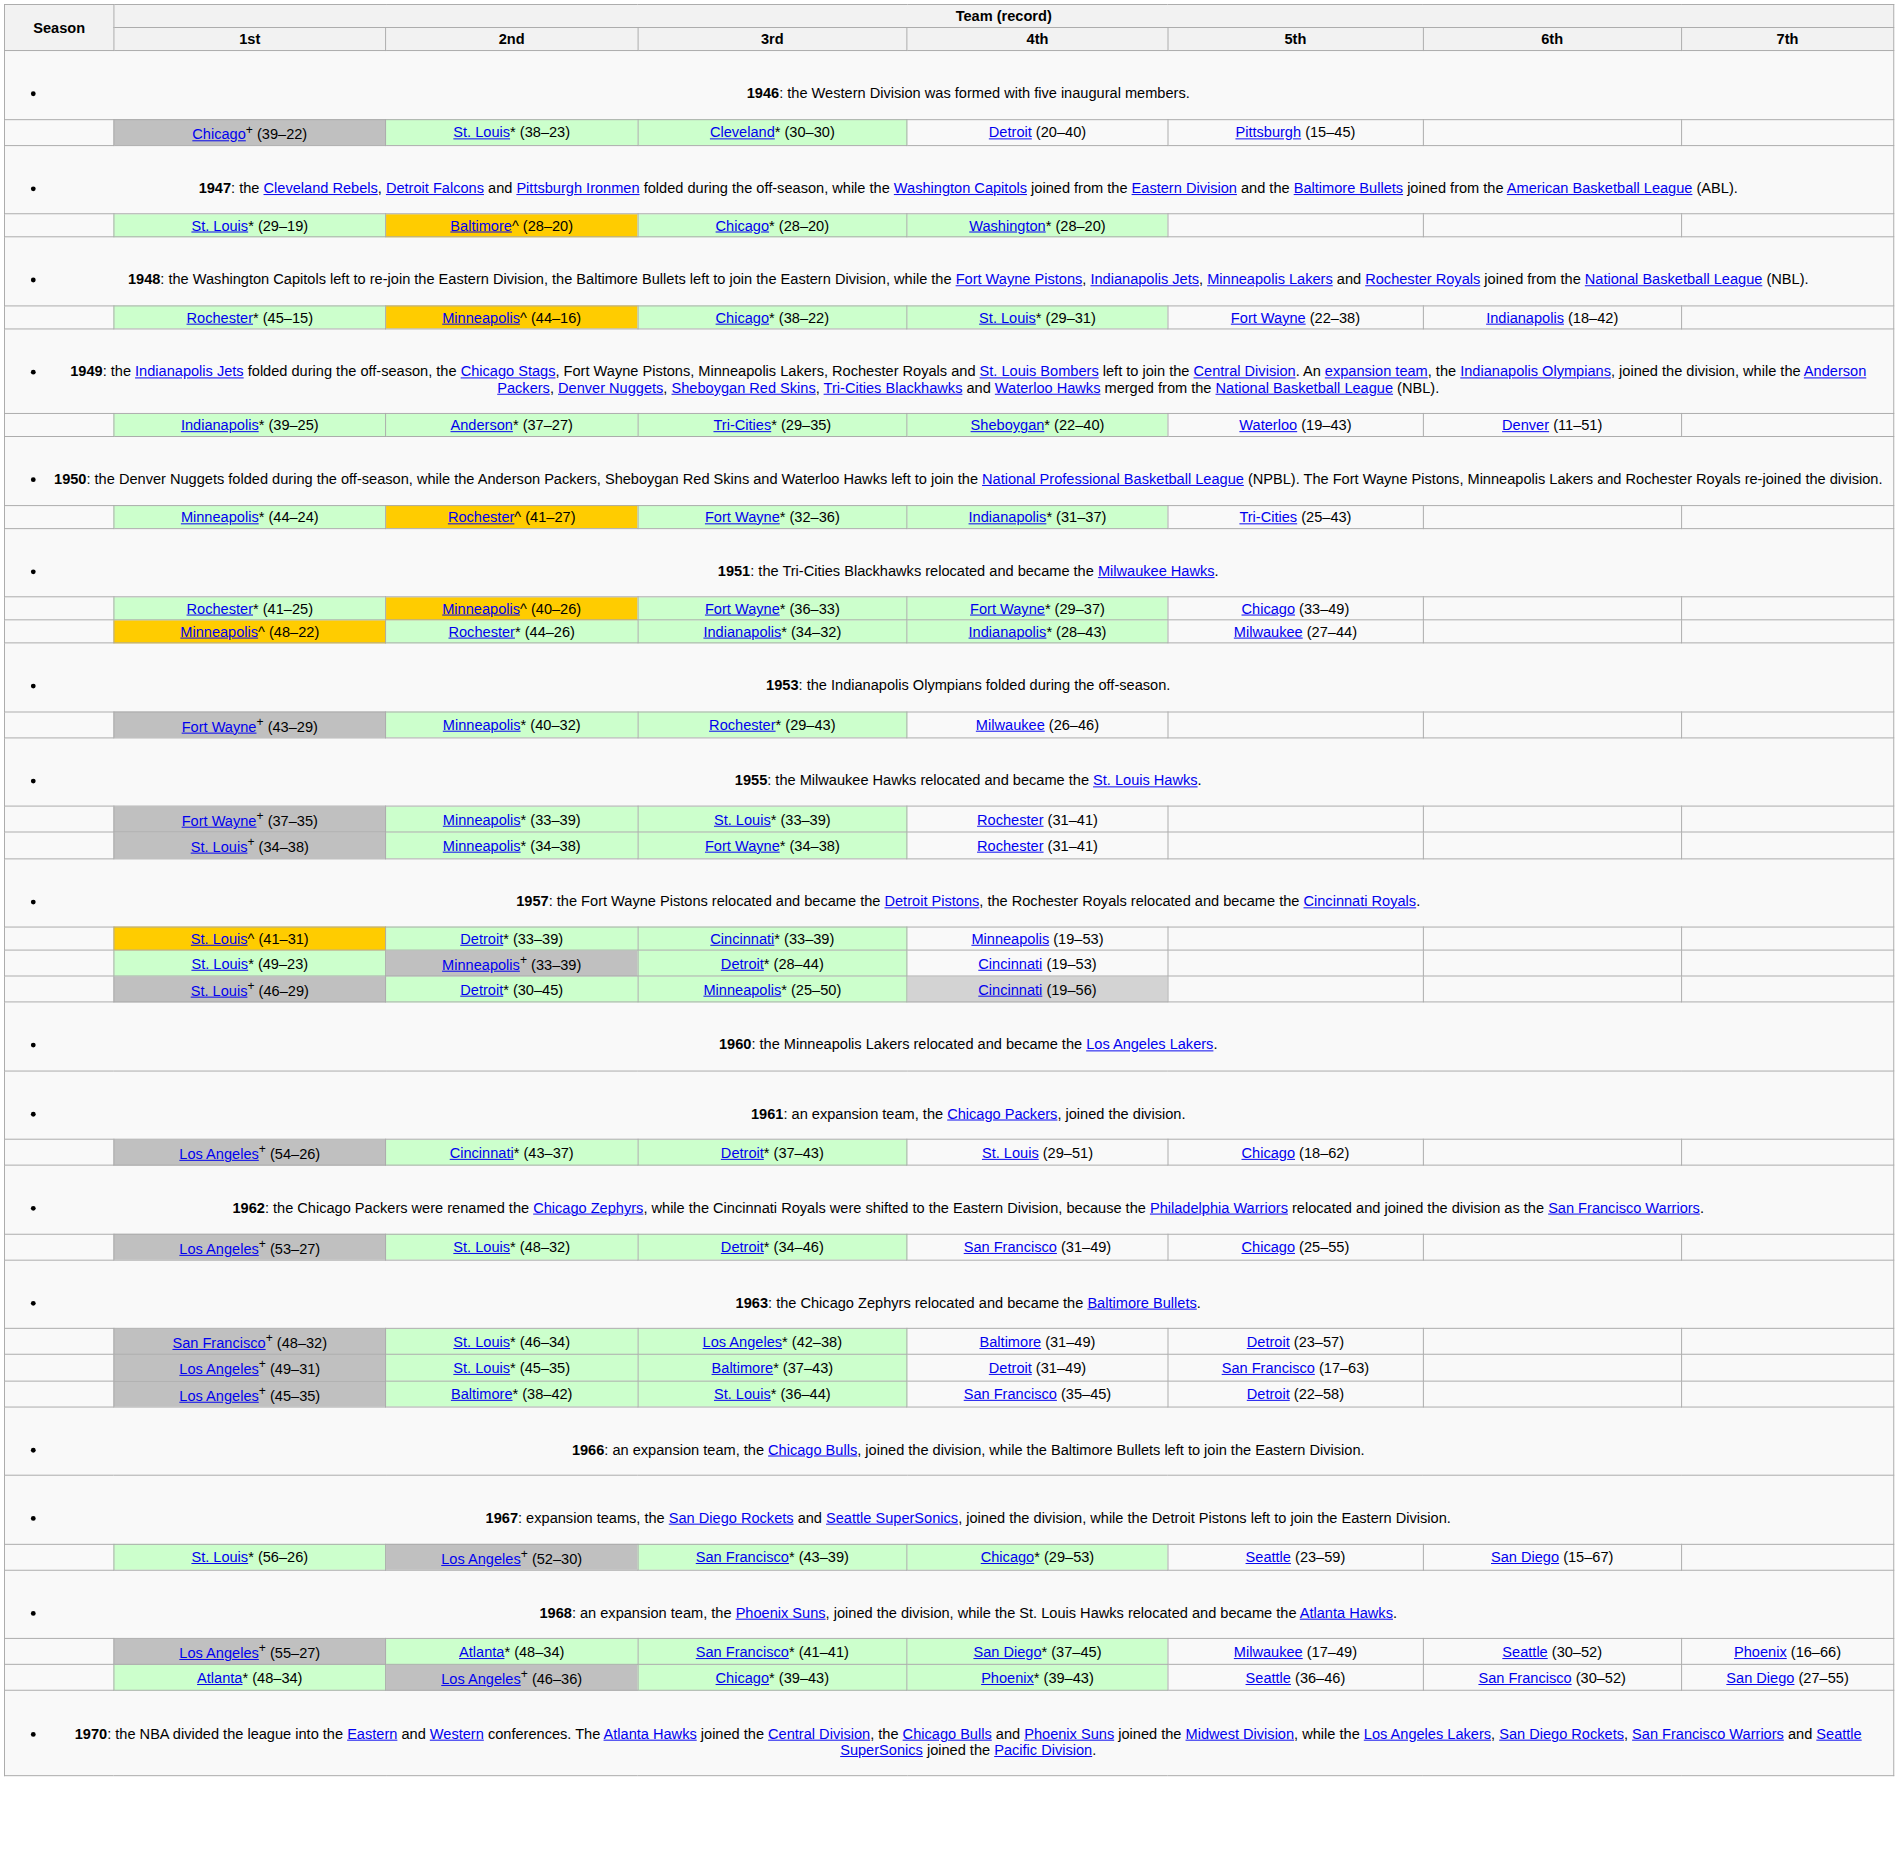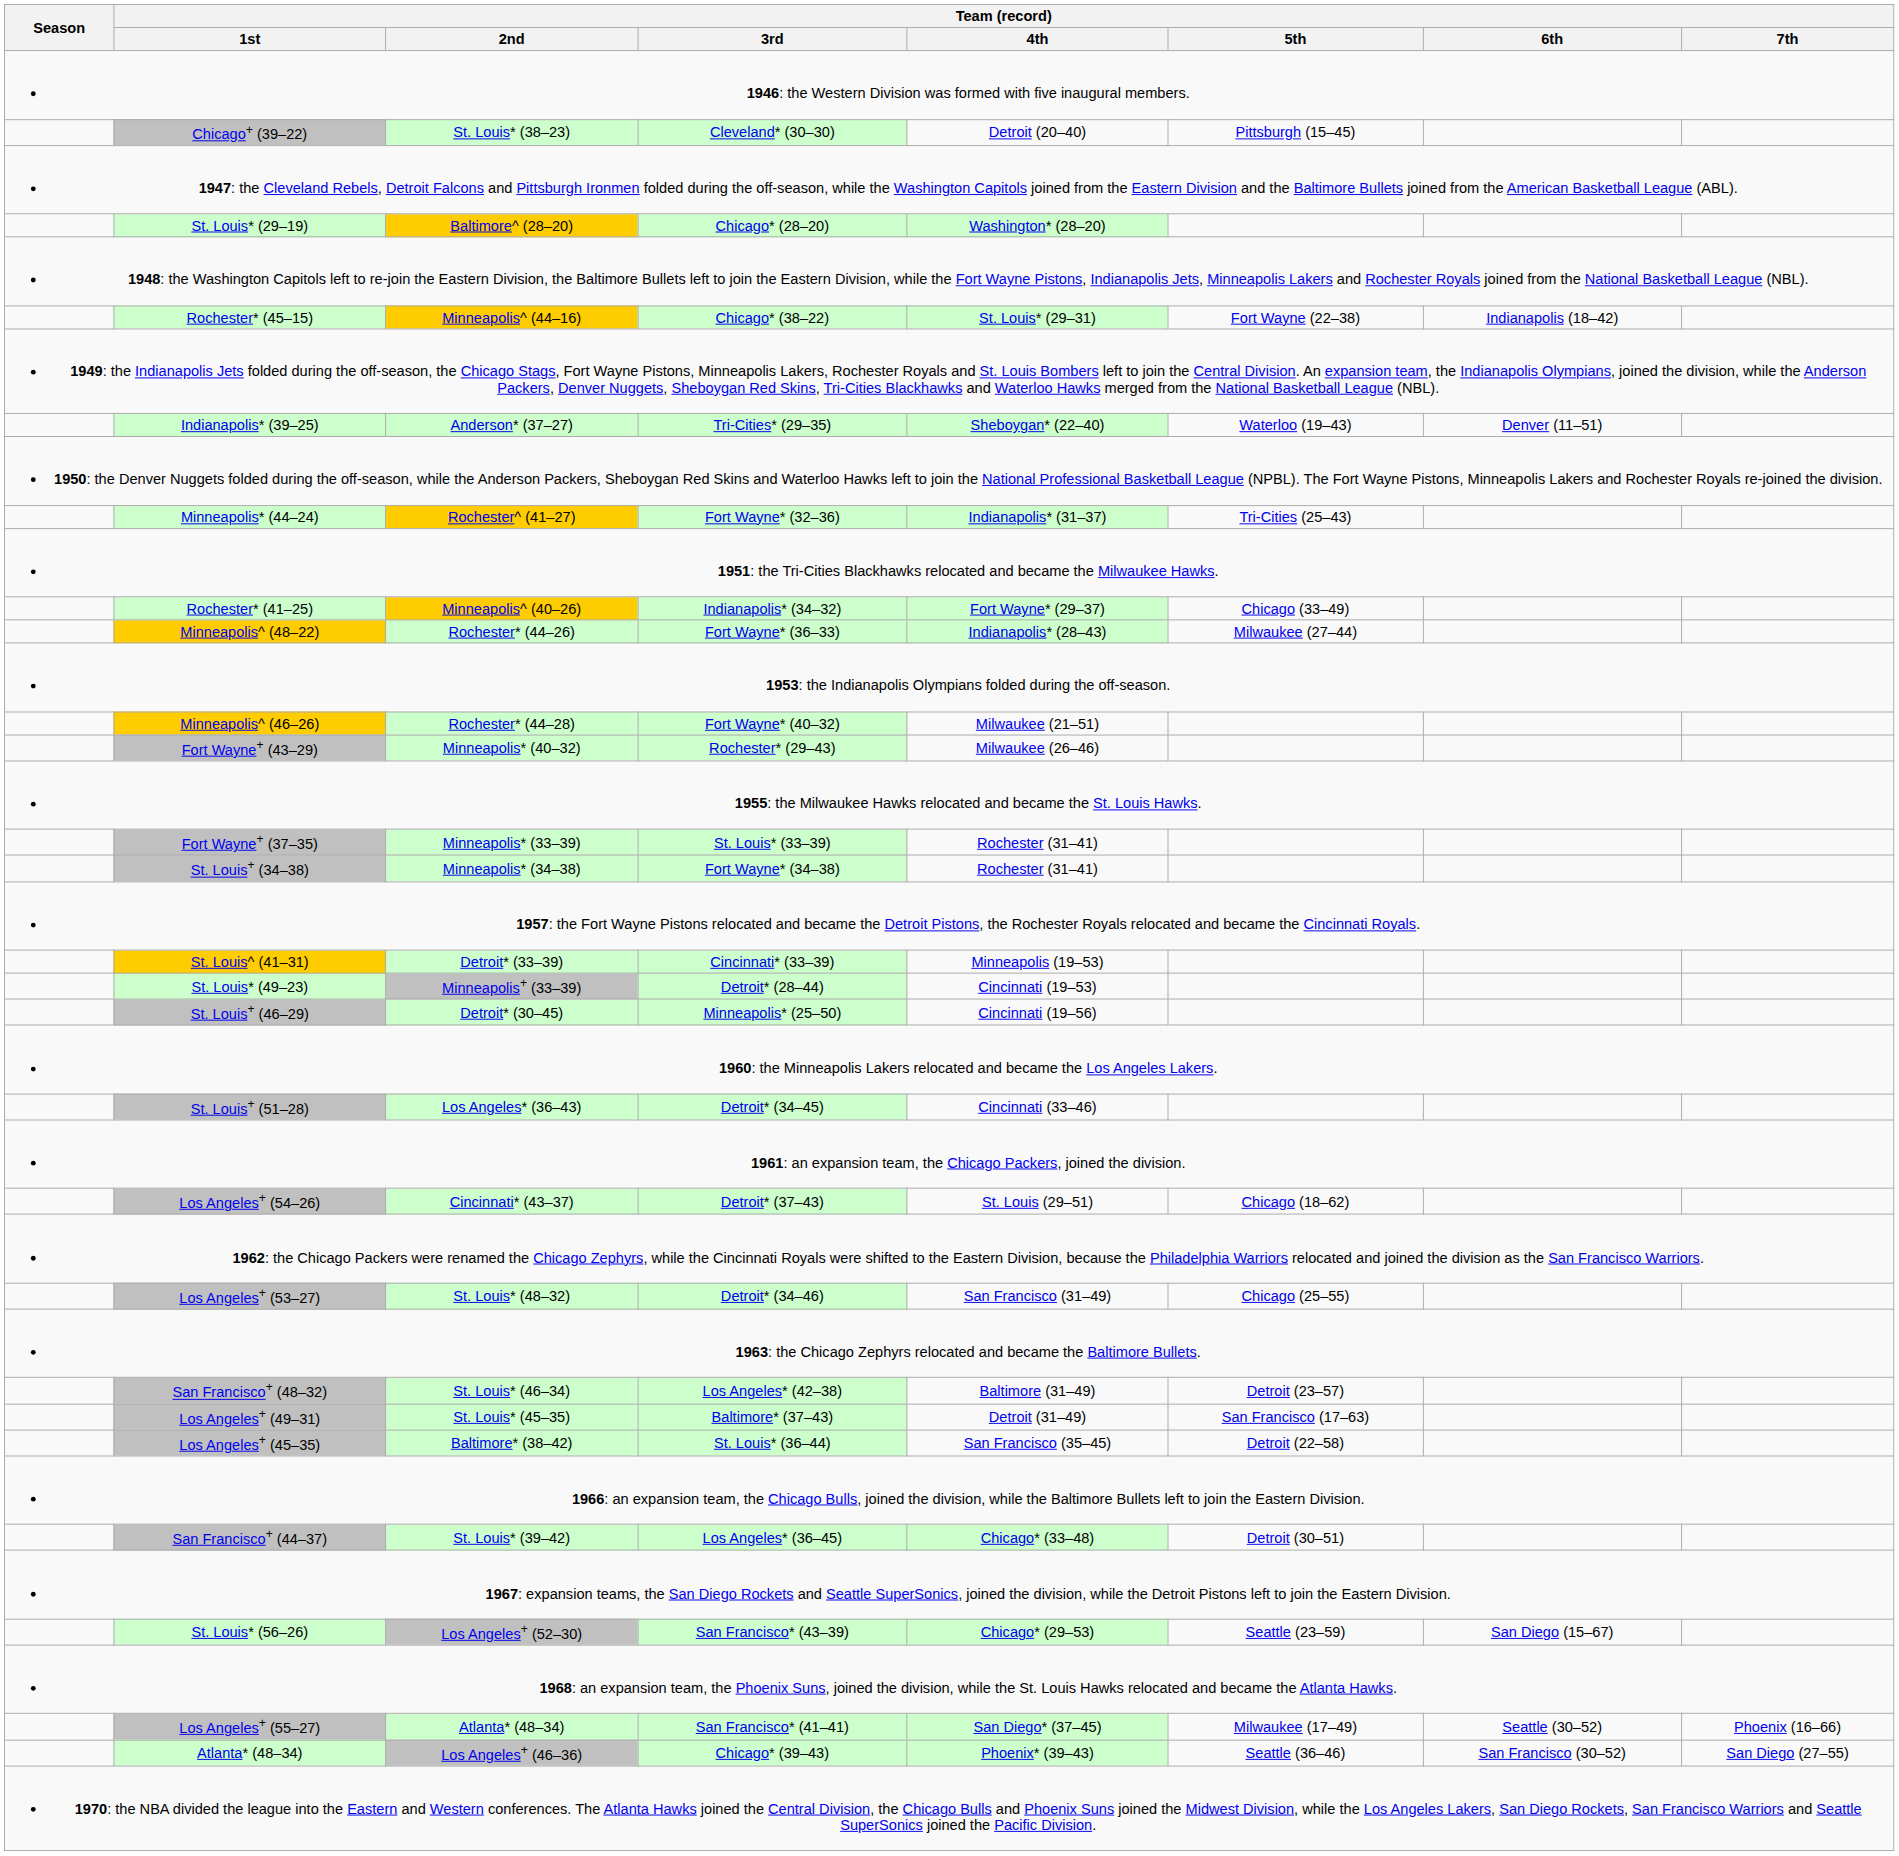(772, 609) Fort Wayne* (36–33) -> (772, 609) Indianapolis* (34–32)
(772, 632) Indianapolis* (34–32) -> (772, 632) Fort Wayne* (36–33)
+ row: (250, 723)
(1037, 989) lightgrey background -> (1037, 1012) no background
+ row: (250, 1107)
+ row: (250, 1538)
